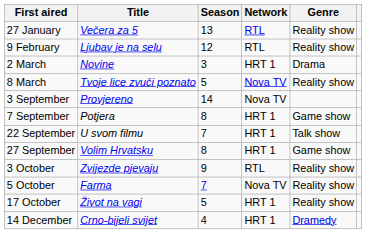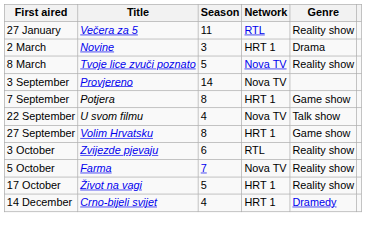(207, 30) 13 -> (206, 30) 11
- row: (33, 47)
(204, 133) 7 -> (204, 116) 4
(260, 133) HRT 1 -> (266, 116) Nova TV
(204, 168) 9 -> (204, 151) 6
